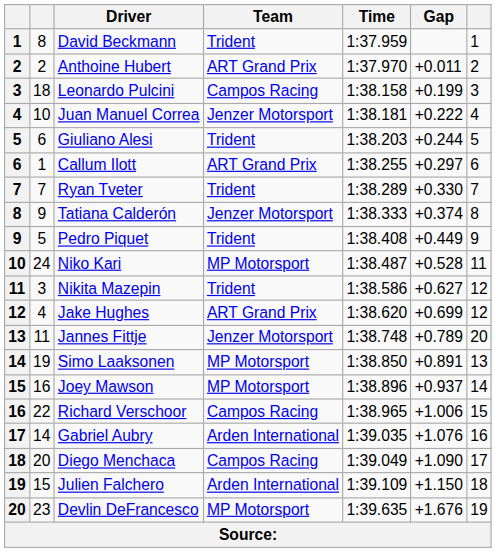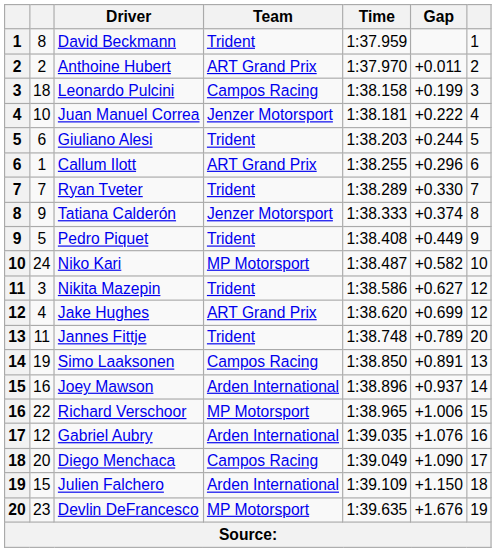(439, 164) +0.297 -> (439, 164) +0.296
(439, 263) +0.528 -> (439, 263) +0.582
(478, 263) 11 -> (479, 263) 10
(270, 337) Jenzer Motorsport -> (231, 337) Trident
(258, 362) MP Motorsport -> (263, 362) Campos Racing
(258, 386) MP Motorsport -> (273, 386) Arden International
(263, 411) Campos Racing -> (258, 411) MP Motorsport
(42, 436) 14 -> (42, 436) 12
